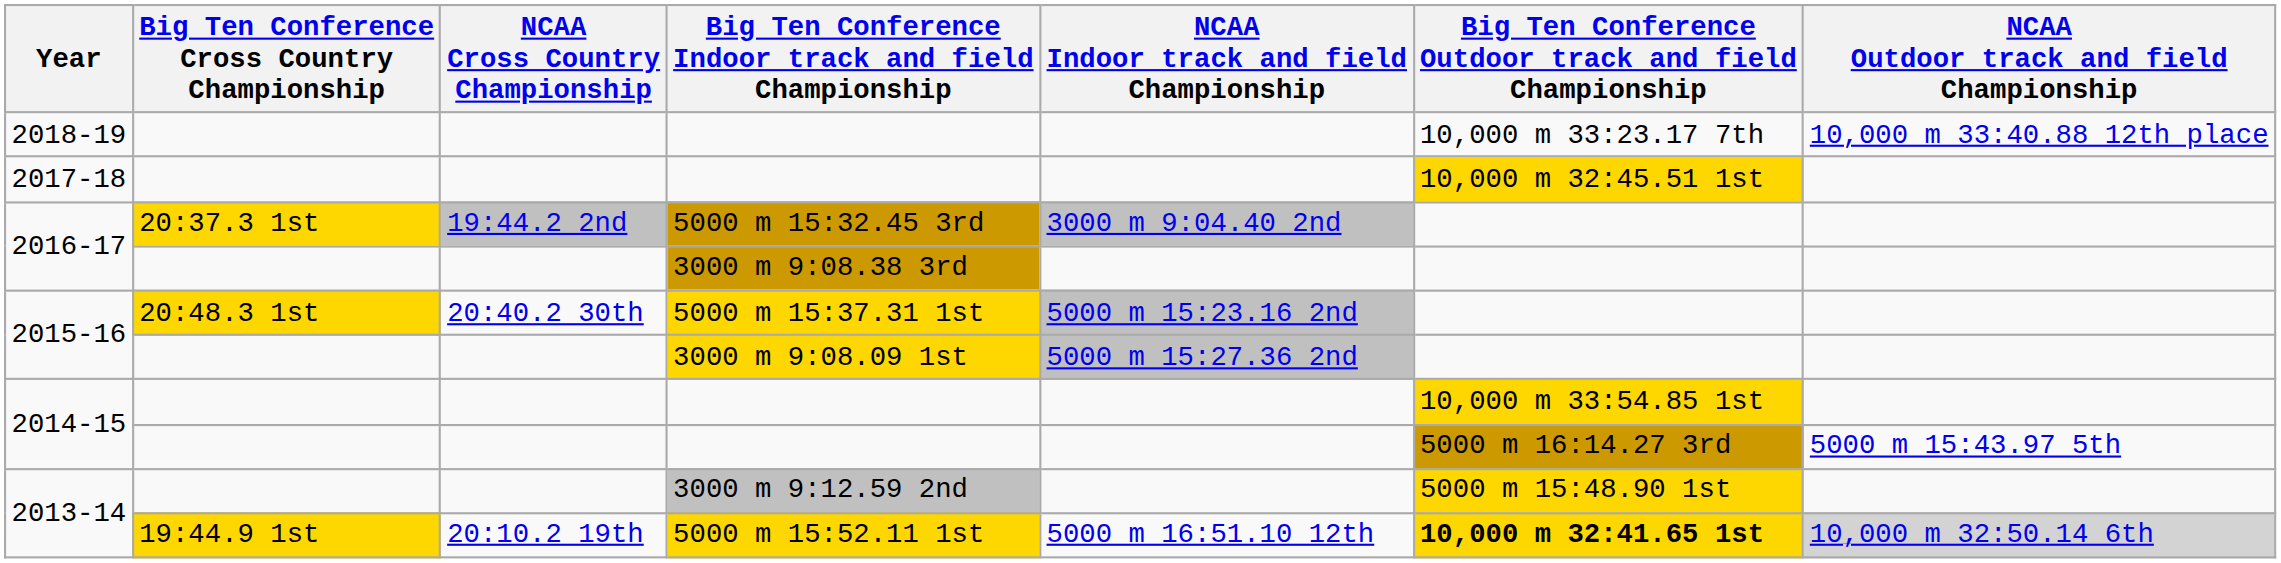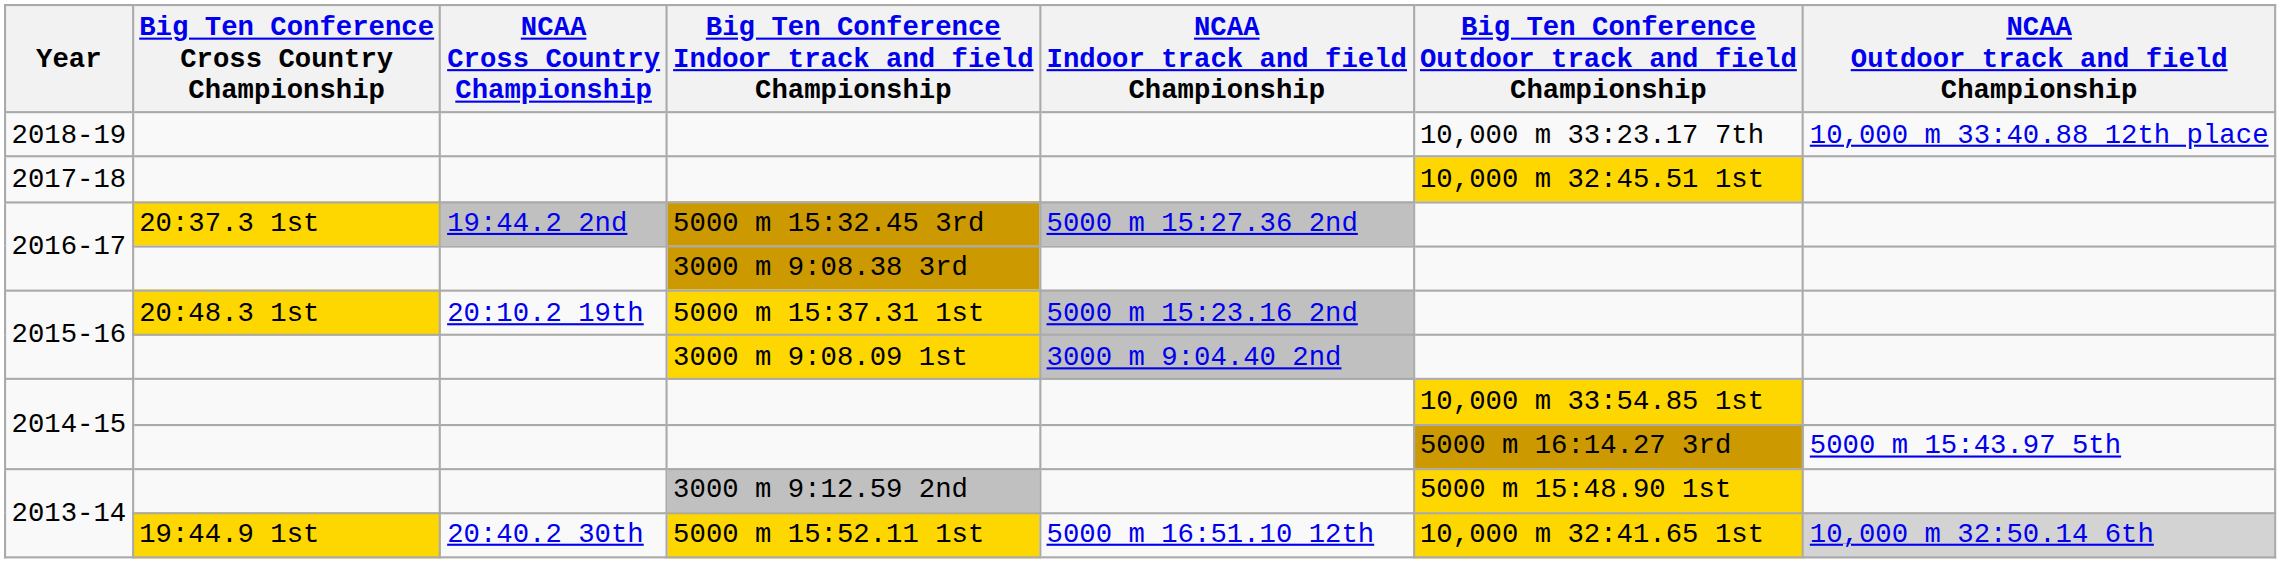(1194, 224) 3000 m 9:04.40 2nd -> (1202, 224) 5000 m 15:27.36 2nd
(545, 313) 20:40.2 30th -> (545, 313) 20:10.2 19th
(1202, 357) 5000 m 15:27.36 2nd -> (1194, 357) 3000 m 9:04.40 2nd
(545, 535) 20:10.2 19th -> (545, 535) 20:40.2 30th
(1592, 535) bold -> (1592, 535) normal
